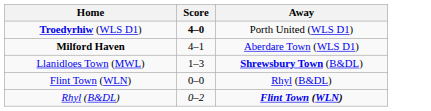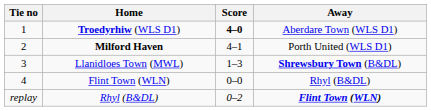+ column: (24, 13)
(301, 30) Porth United (WLS D1) -> (340, 30) Aberdare Town (WLS D1)
(301, 47) Aberdare Town (WLS D1) -> (340, 47) Porth United (WLS D1)
